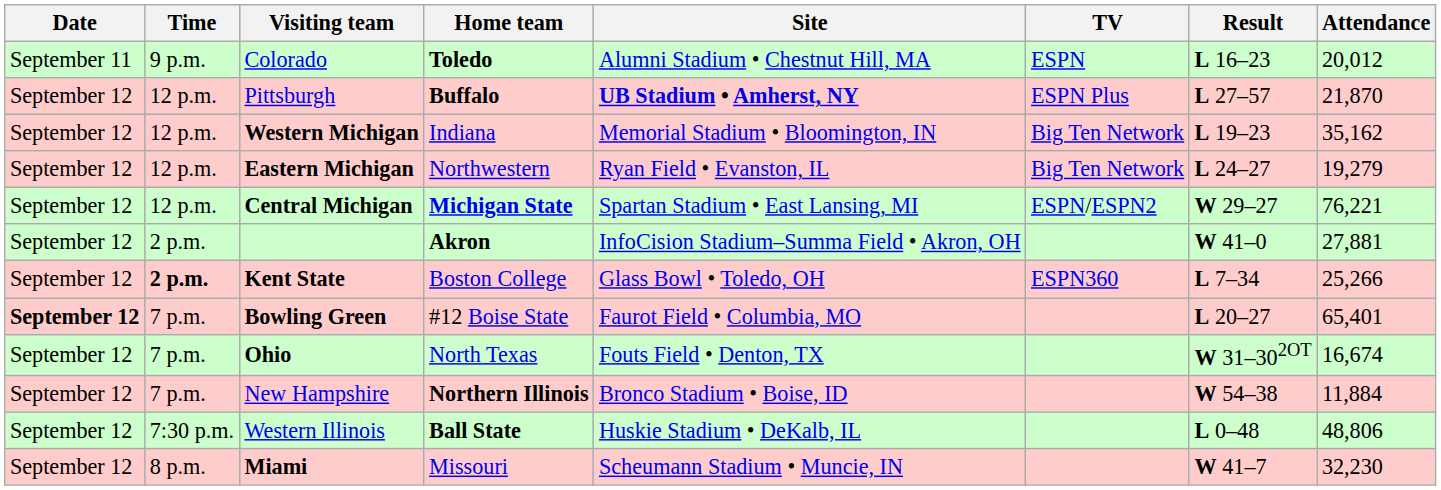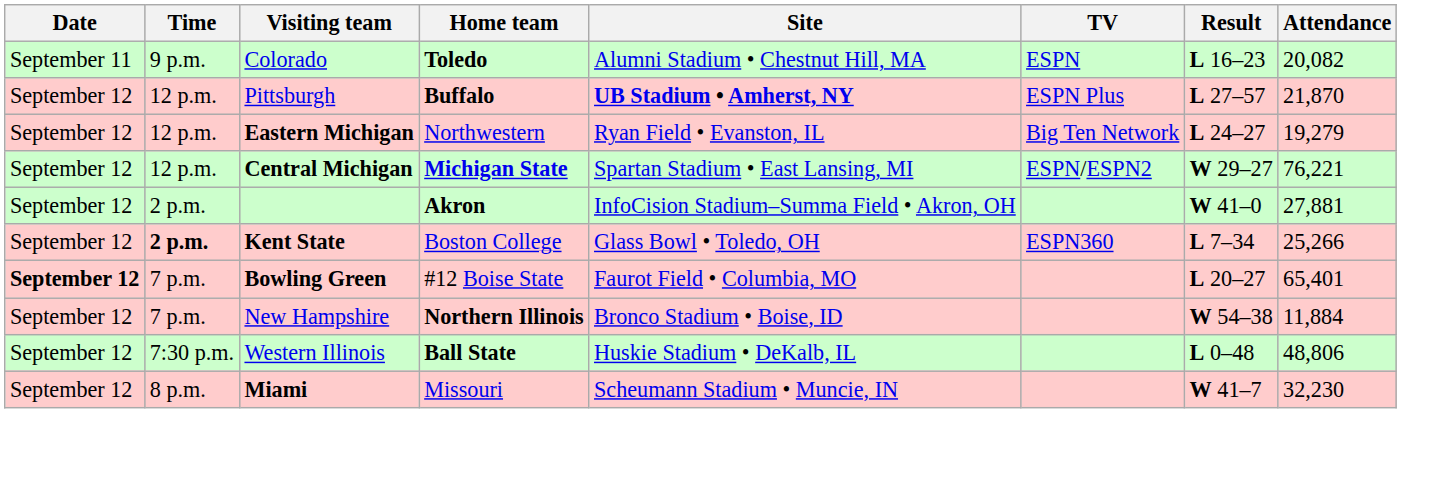(1352, 59) 20,012 -> (1314, 59) 20,082
- row: (332, 132)
- row: (268, 354)
